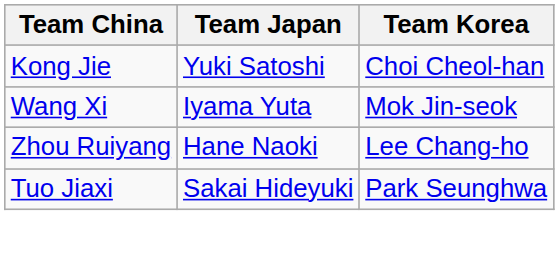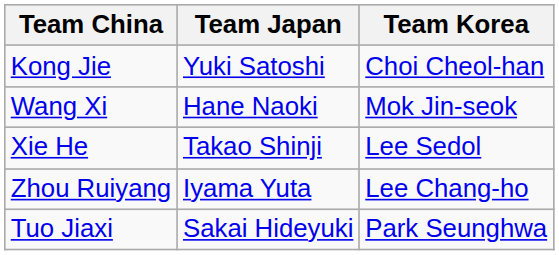(247, 106) Iyama Yuta -> (250, 106) Hane Naoki
+ row: (49, 147)
(250, 147) Hane Naoki -> (247, 188) Iyama Yuta
